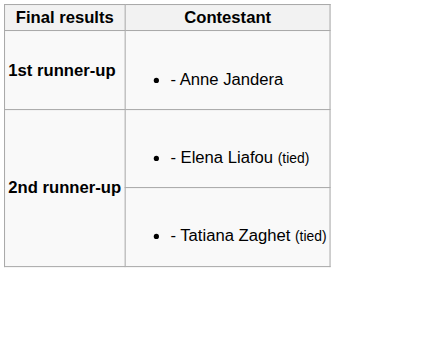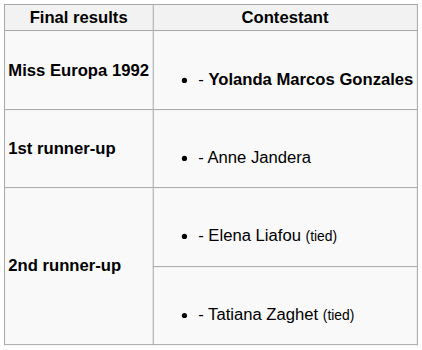+ row: (285, 79)
